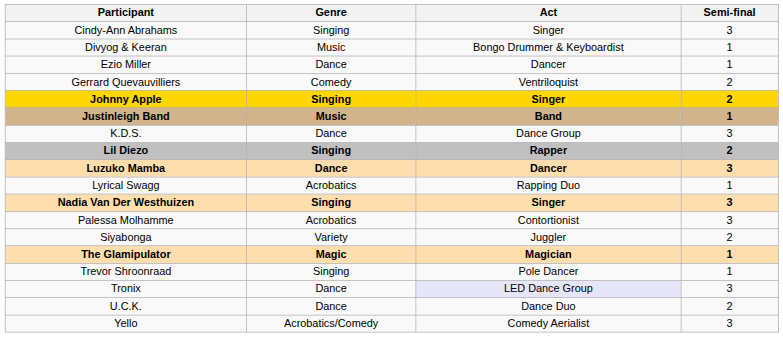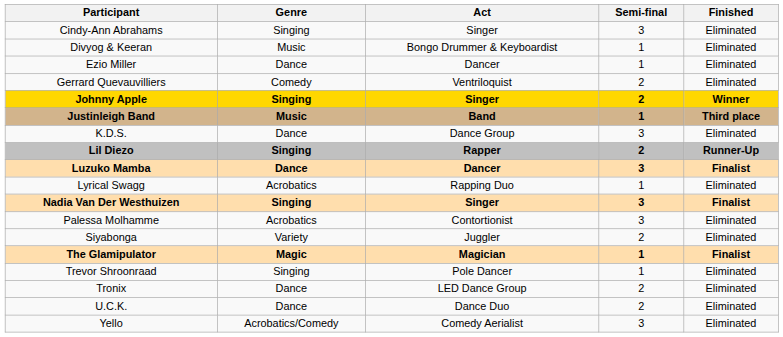+ column: (731, 13)
(548, 289) lavender background -> (482, 289) no background
(730, 289) 3 -> (641, 289) 2
